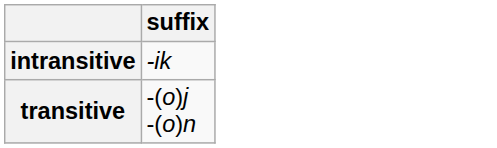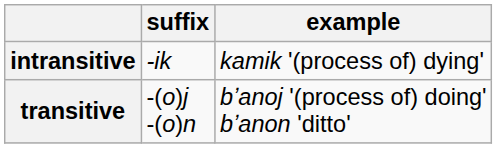+ column: (353, 23)
